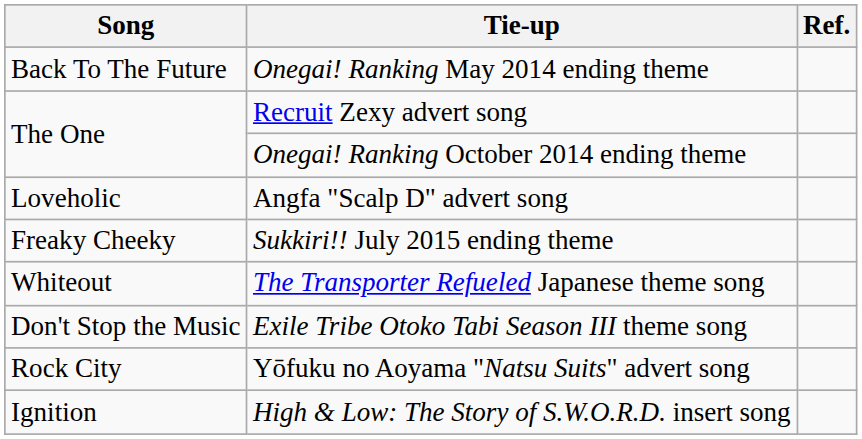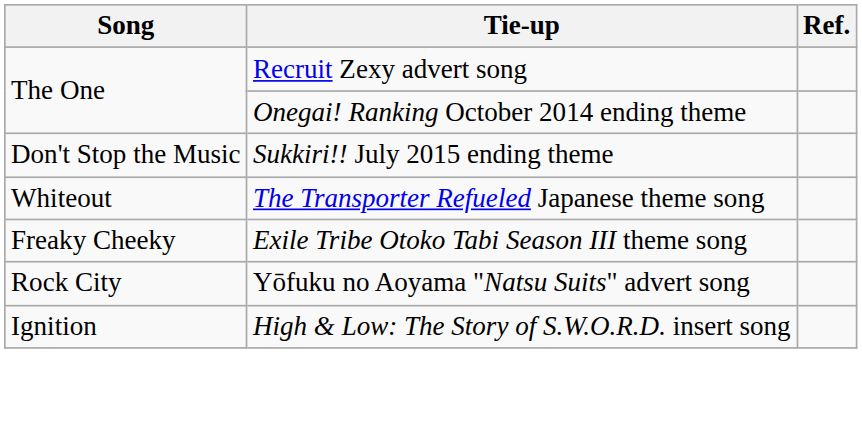- row: (481, 68)
- row: (410, 197)
(93, 240) Freaky Cheeky -> (126, 154) Don't Stop the Music
(126, 326) Don't Stop the Music -> (93, 240) Freaky Cheeky
